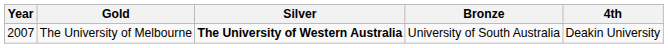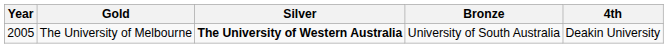(21, 33) 2007 -> (21, 33) 2005
